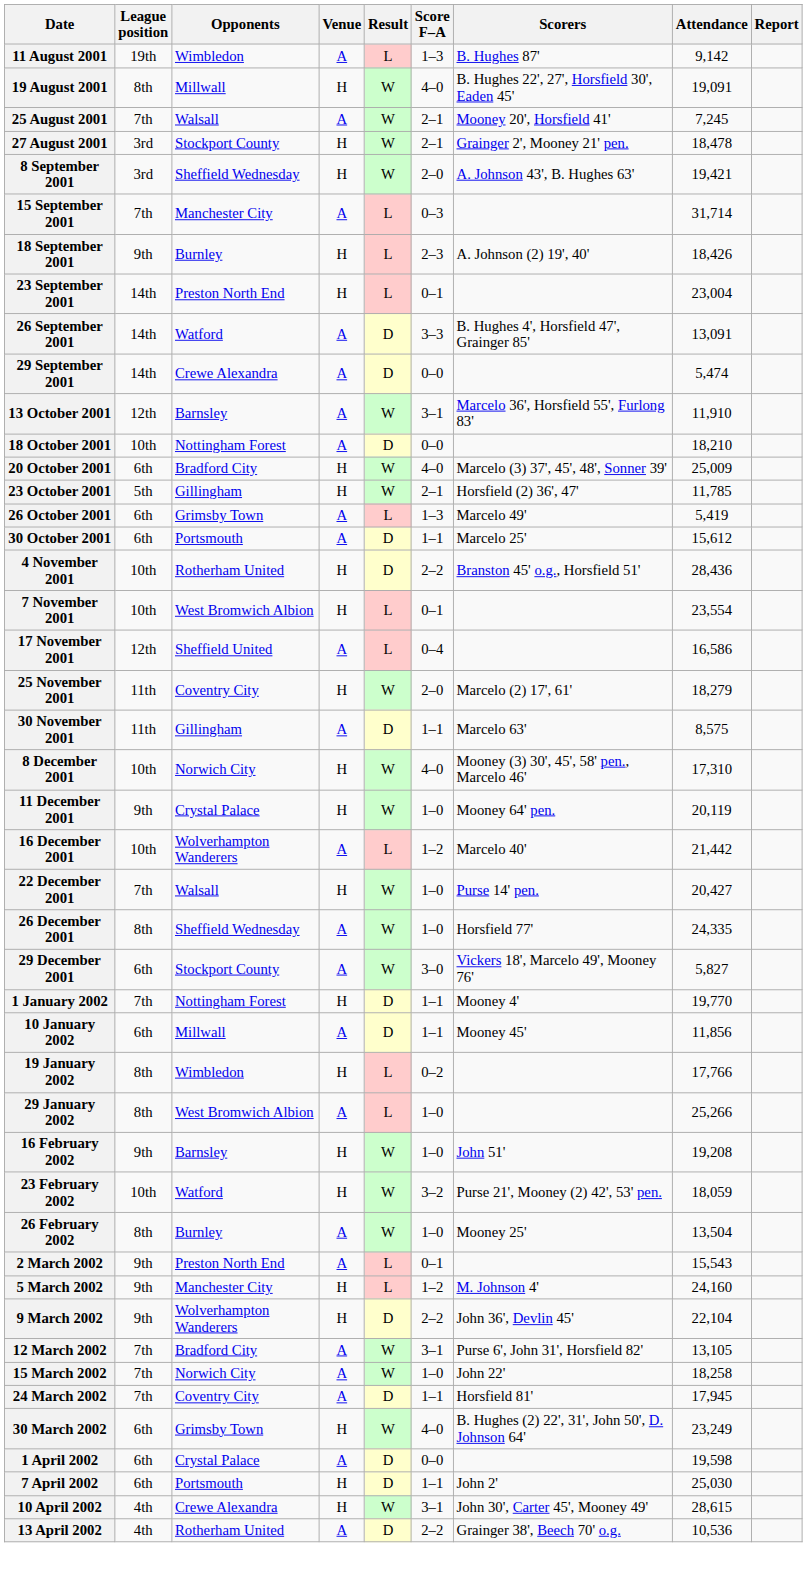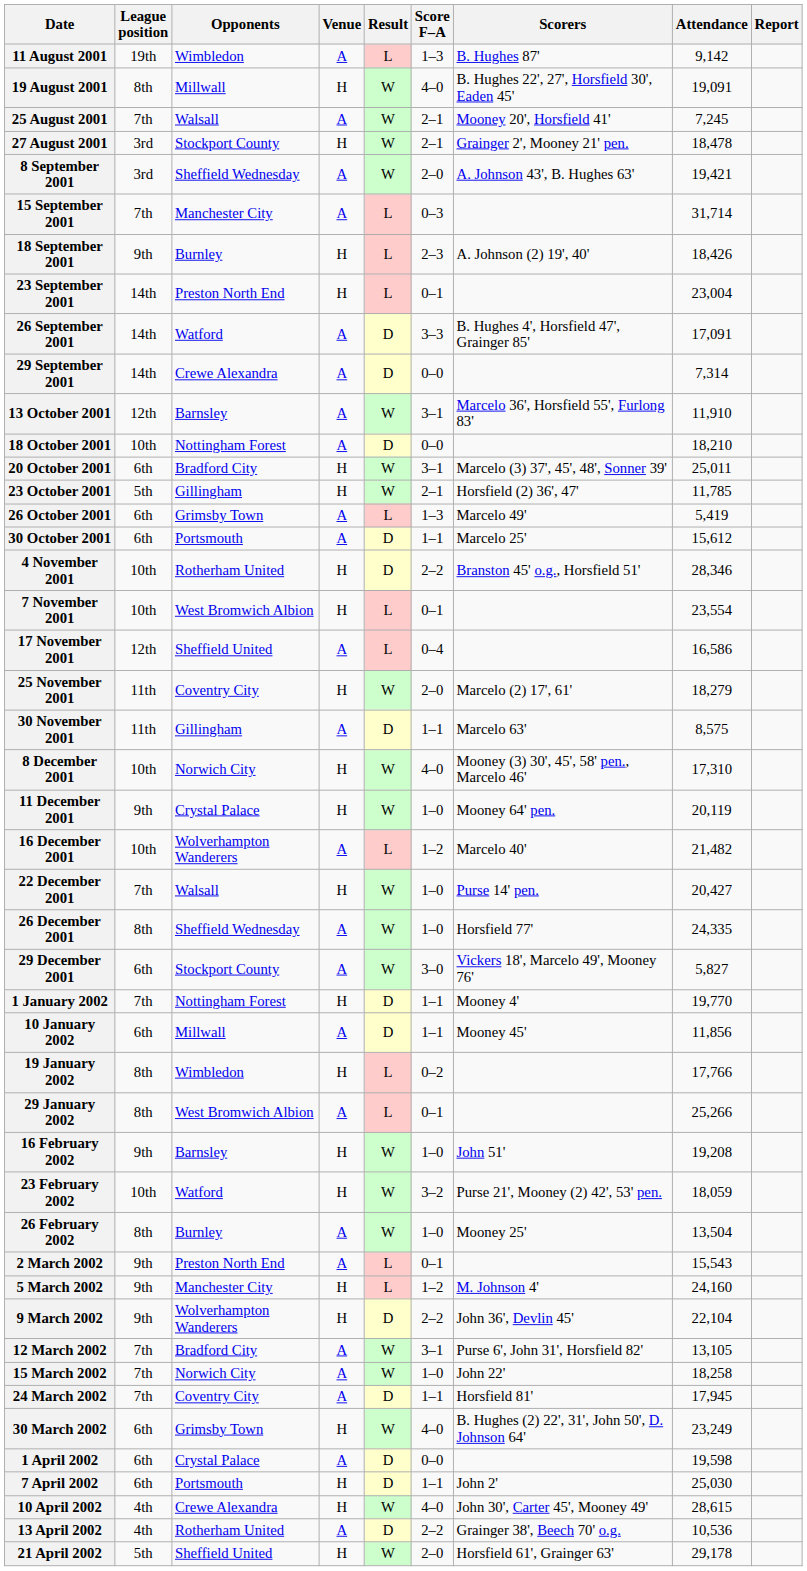(342, 174) H -> (342, 174) A
(712, 333) 13,091 -> (712, 333) 17,091
(712, 373) 5,474 -> (712, 373) 7,314
(432, 468) 4–0 -> (432, 468) 3–1
(712, 468) 25,009 -> (712, 468) 25,011
(712, 570) 28,436 -> (712, 570) 28,346
(712, 849) 21,442 -> (712, 849) 21,482
(432, 1112) 1–0 -> (432, 1112) 0–1
(432, 1507) 3–1 -> (432, 1507) 4–0
+ row: (60, 1553)
